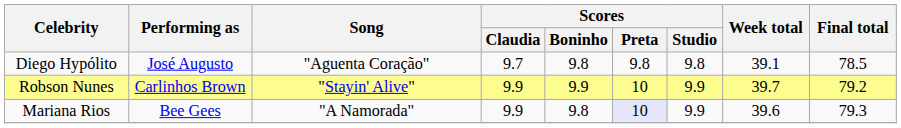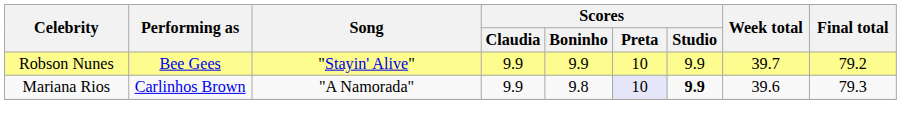- row: (66, 63)
(190, 87) Carlinhos Brown -> (190, 63) Bee Gees
(190, 110) Bee Gees -> (190, 87) Carlinhos Brown
(695, 110) normal -> (695, 87) bold
